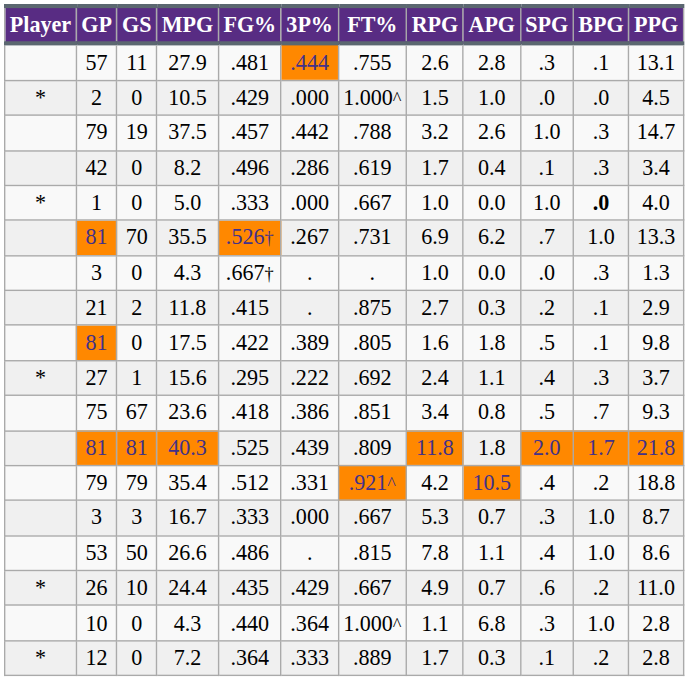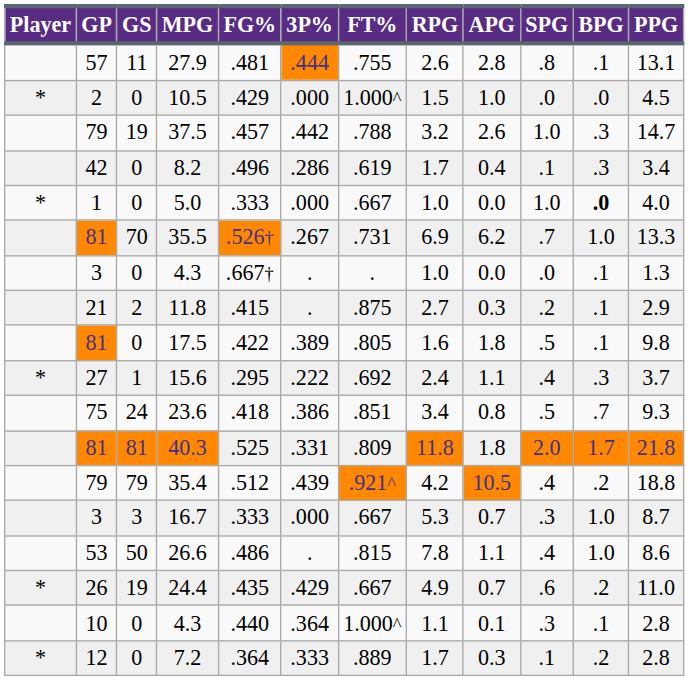(547, 62) .3 -> (547, 62) .8
(601, 272) .3 -> (601, 272) .1
(137, 412) 67 -> (137, 412) 24
(310, 447) .439 -> (310, 447) .331
(310, 482) .331 -> (310, 482) .439
(137, 587) 10 -> (137, 587) 19
(492, 622) 6.8 -> (492, 622) 0.1
(601, 622) 1.0 -> (601, 622) .1
